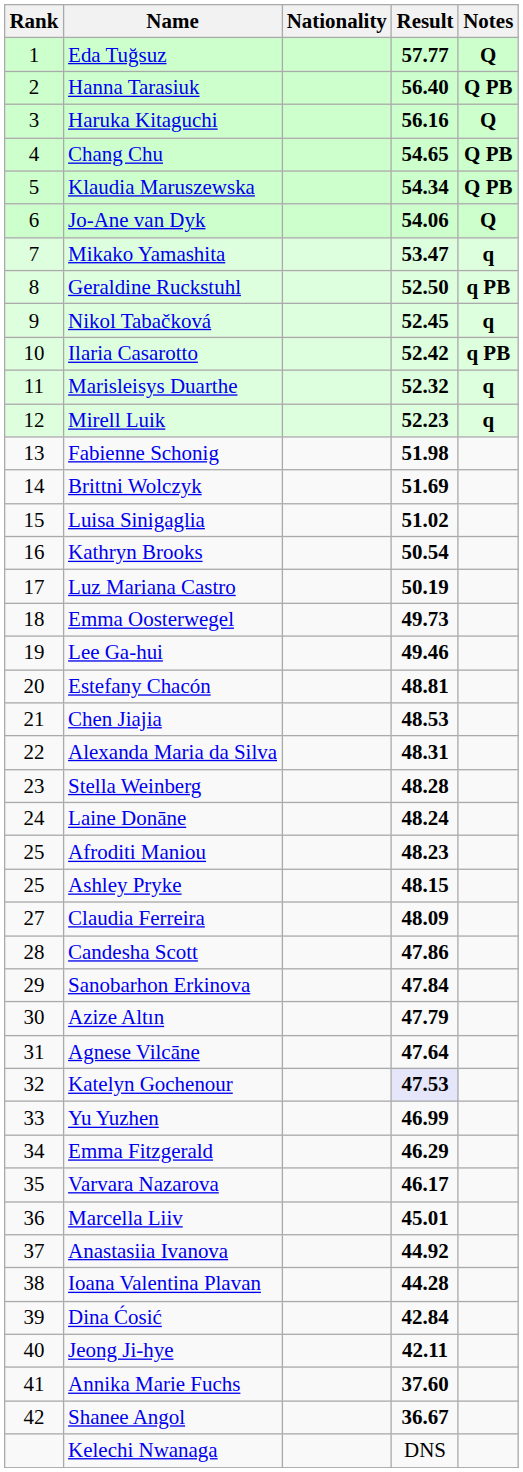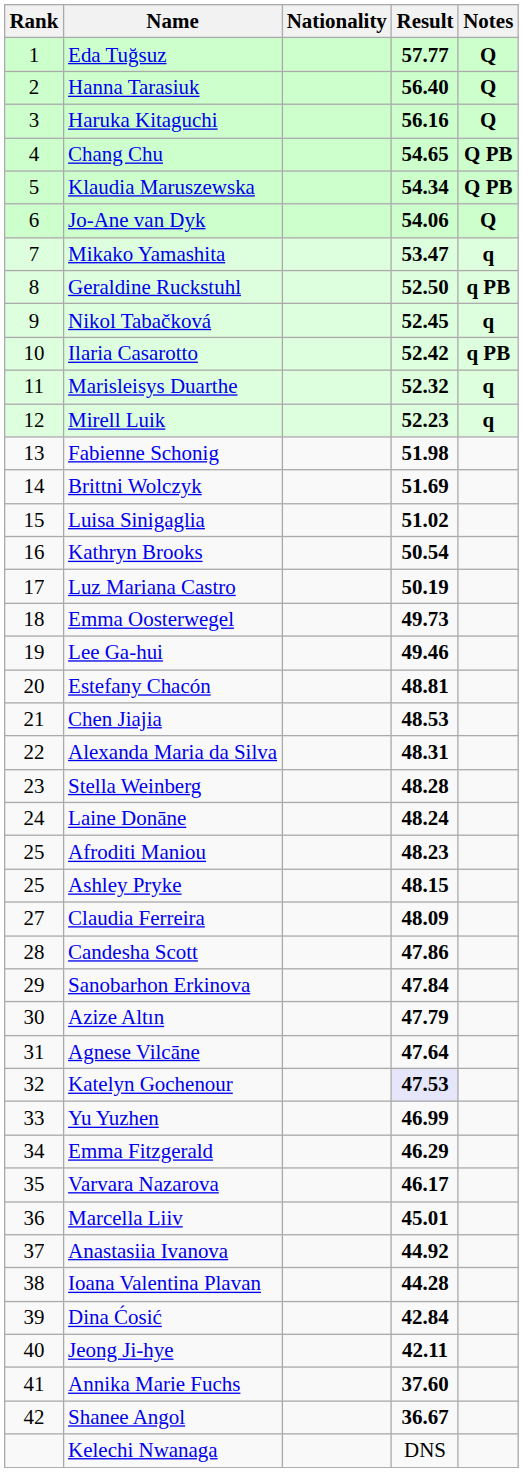(488, 87) Q PB -> (488, 87) Q
